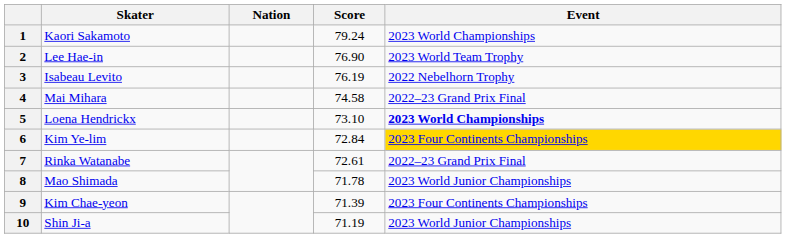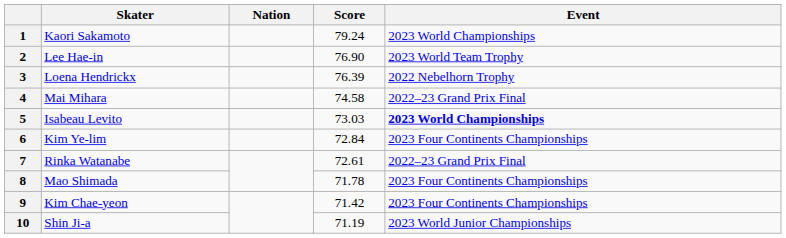(83, 77) Isabeau Levito -> (90, 77) Loena Hendrickx
(350, 77) 76.19 -> (350, 77) 76.39
(90, 118) Loena Hendrickx -> (83, 118) Isabeau Levito
(350, 118) 73.10 -> (350, 118) 73.03
(488, 139) gold background -> (488, 139) no background
(480, 181) 2023 World Junior Championships -> (488, 181) 2023 Four Continents Championships
(350, 202) 71.39 -> (350, 202) 71.42
